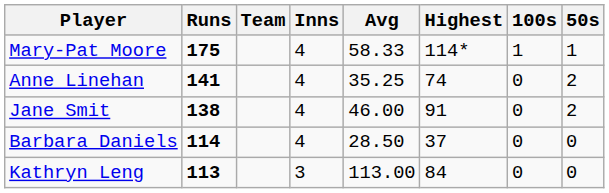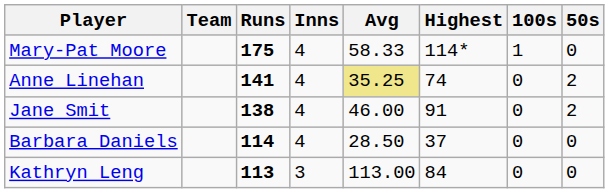columns swapped: (263, 20) <-> (209, 20)
(572, 50) 1 -> (572, 50) 0
(376, 81) no background -> (376, 81) khaki background
